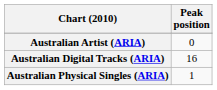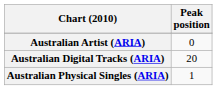(192, 59) 16 -> (192, 59) 20
